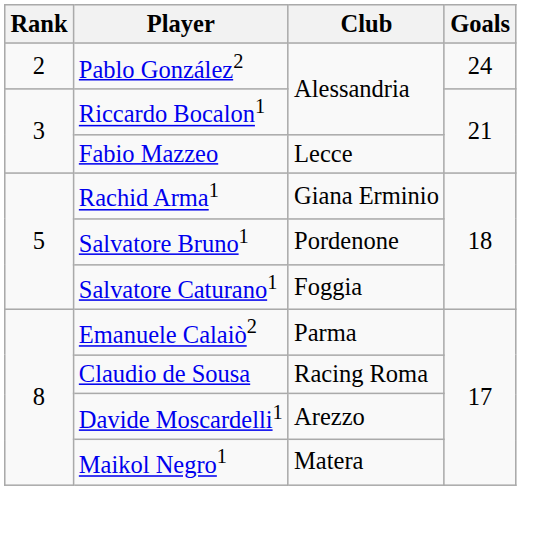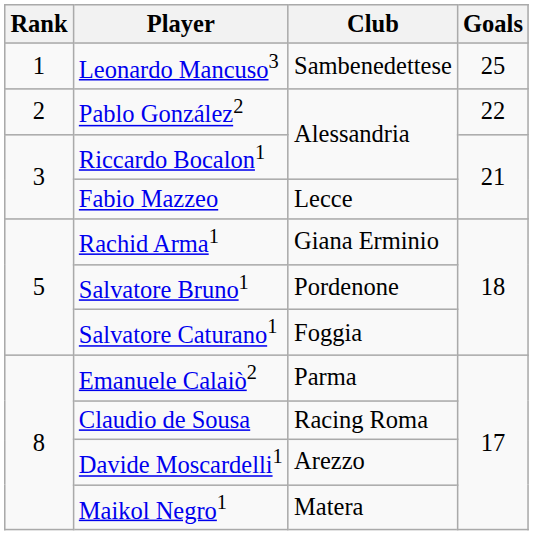+ row: (179, 66)
(480, 66) 24 -> (493, 111) 22
